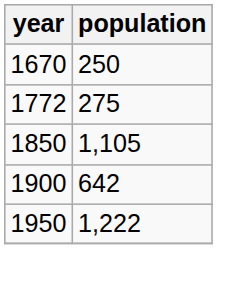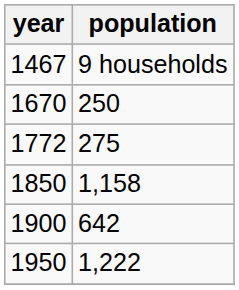+ row: (39, 64)
(109, 143) 1,105 -> (109, 183) 1,158
